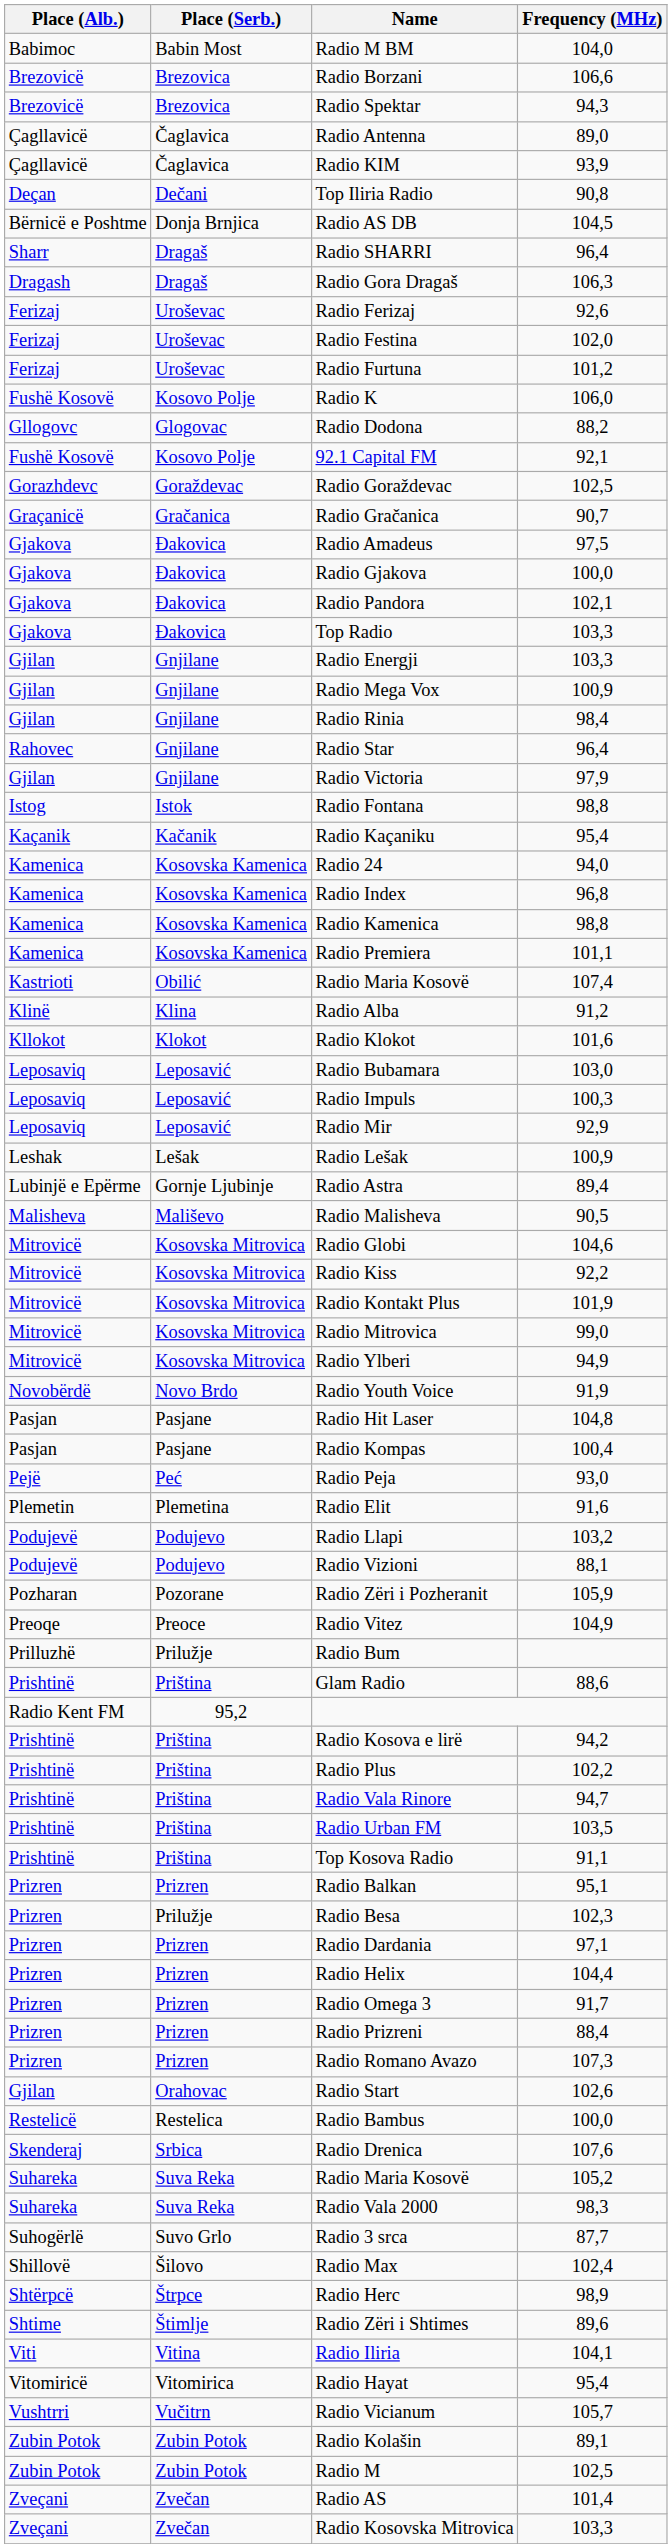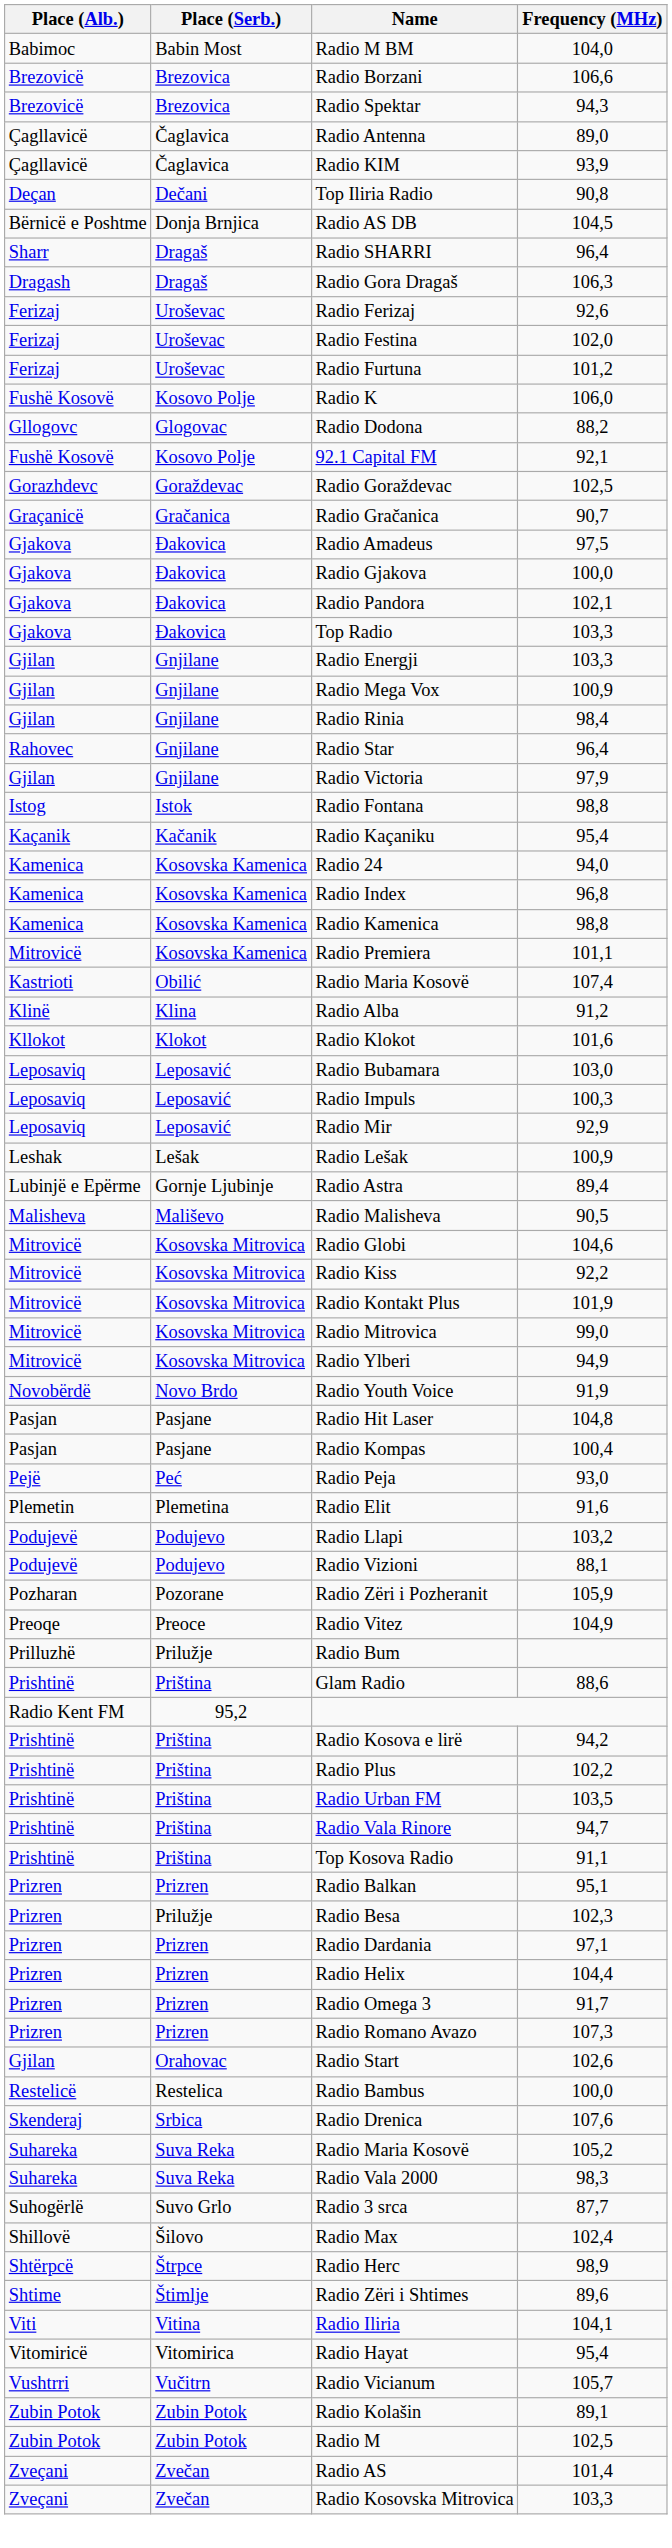(46, 952) Kamenica -> (45, 952) Mitrovicë
rows swapped: (378, 1828) <-> (383, 1799)
- row: (369, 2032)
